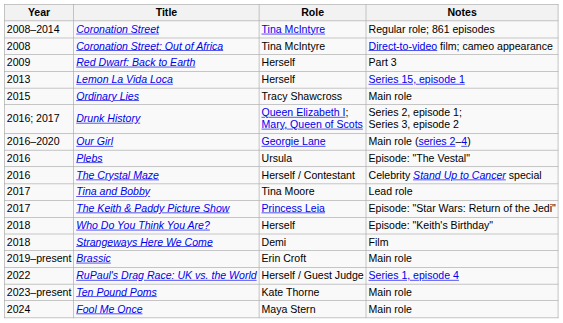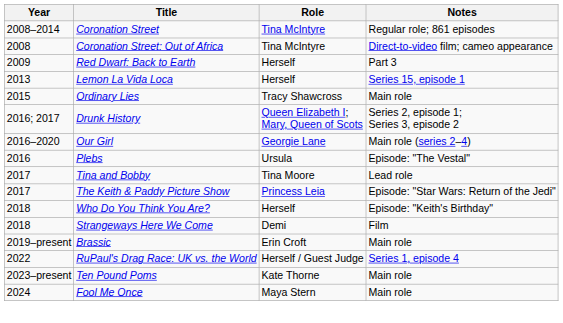- row: (118, 175)
